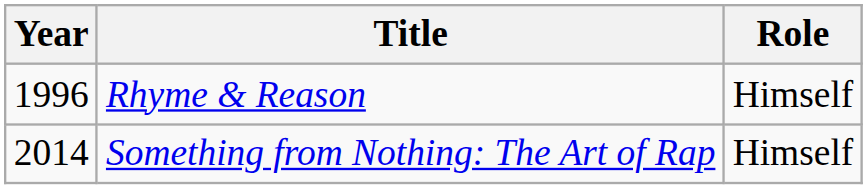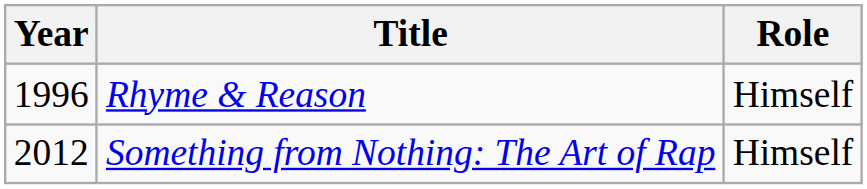(51, 152) 2014 -> (51, 152) 2012
